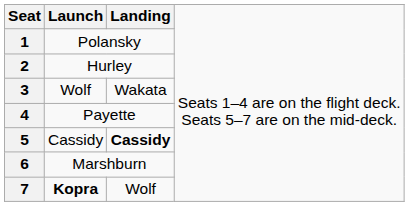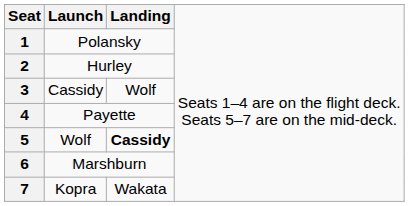(76, 90) Wolf -> (76, 90) Cassidy
(141, 90) Wakata -> (141, 90) Wolf
(76, 139) Cassidy -> (76, 139) Wolf
(76, 189) bold -> (76, 189) normal
(141, 189) Wolf -> (141, 189) Wakata
